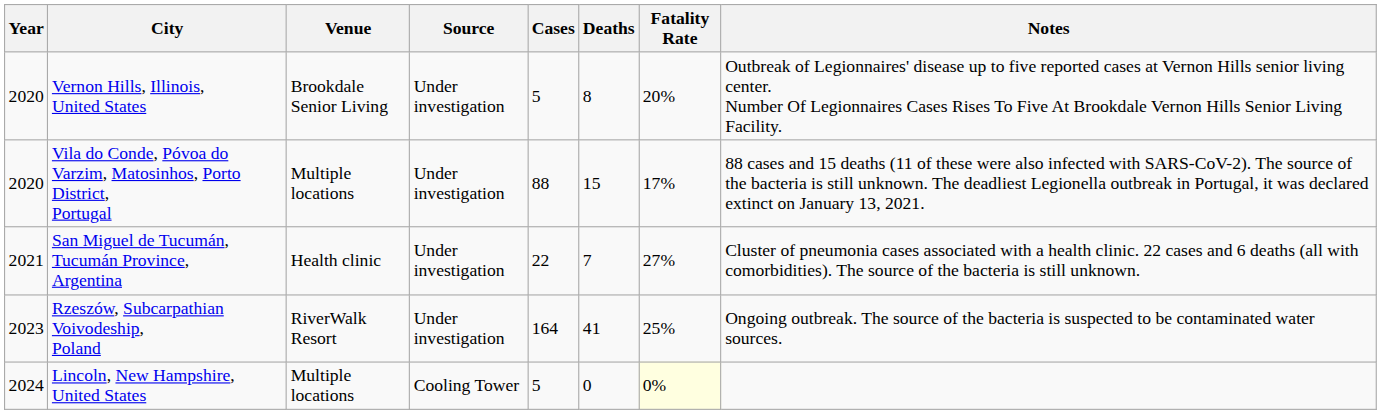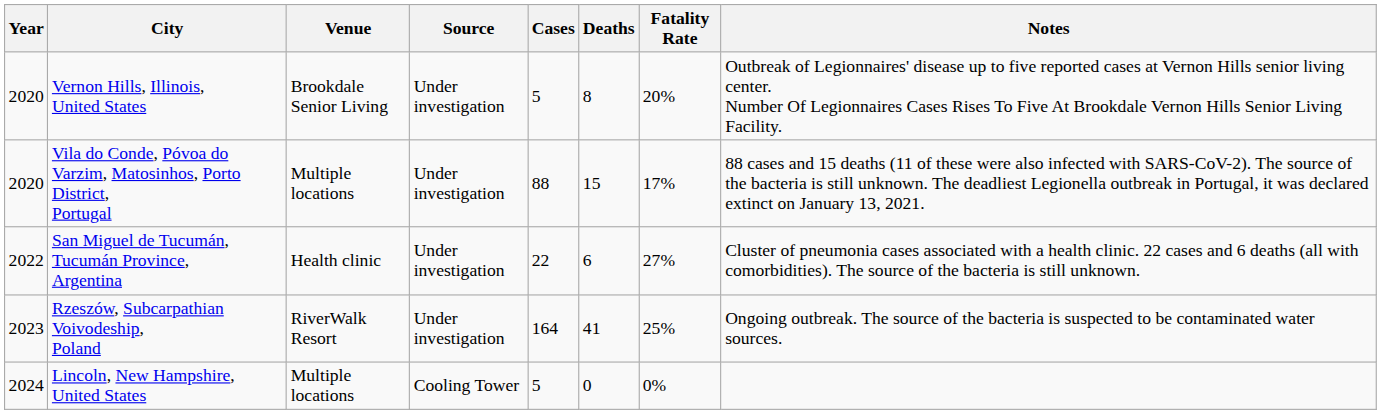(26, 260) 2021 -> (26, 260) 2022
(587, 260) 7 -> (587, 260) 6
(655, 385) lightyellow background -> (655, 385) no background
